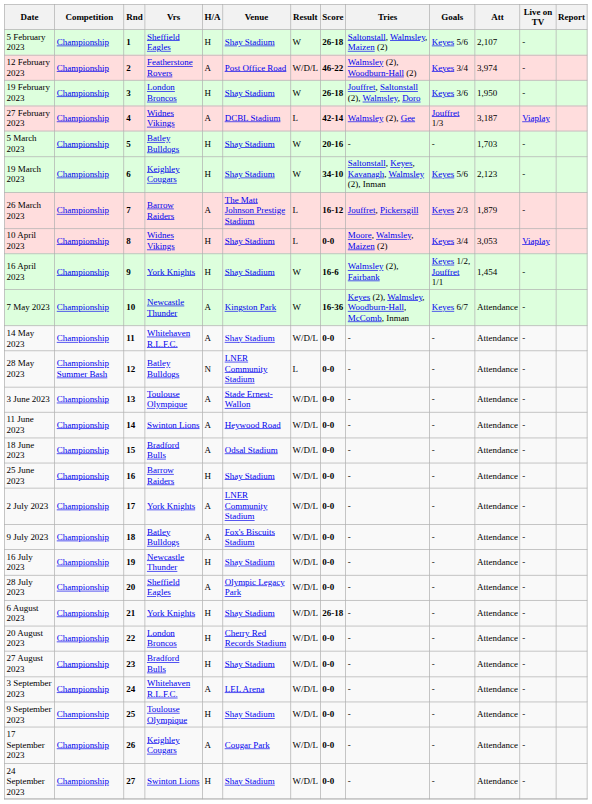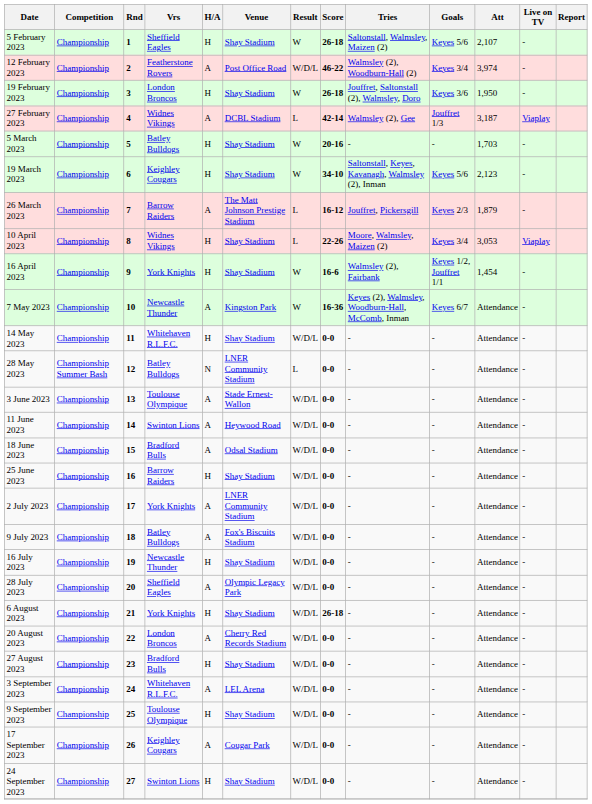(328, 240) 0-0 -> (333, 240) 22-26
(208, 338) A -> (208, 338) H
(208, 638) H -> (208, 638) A
